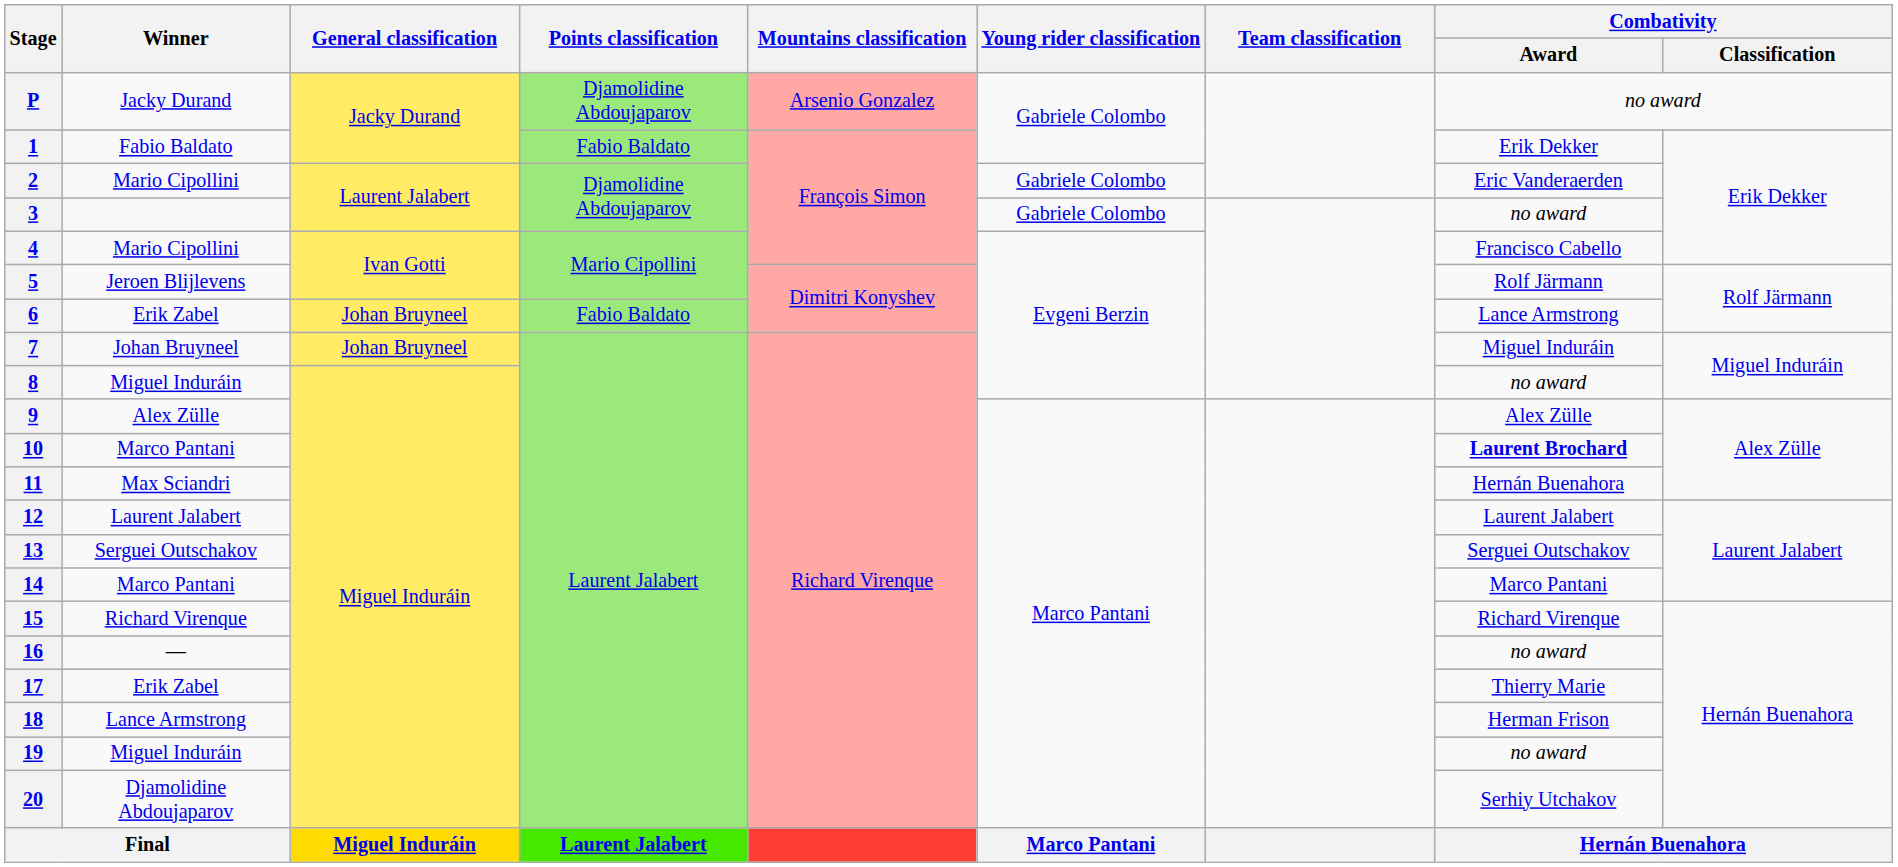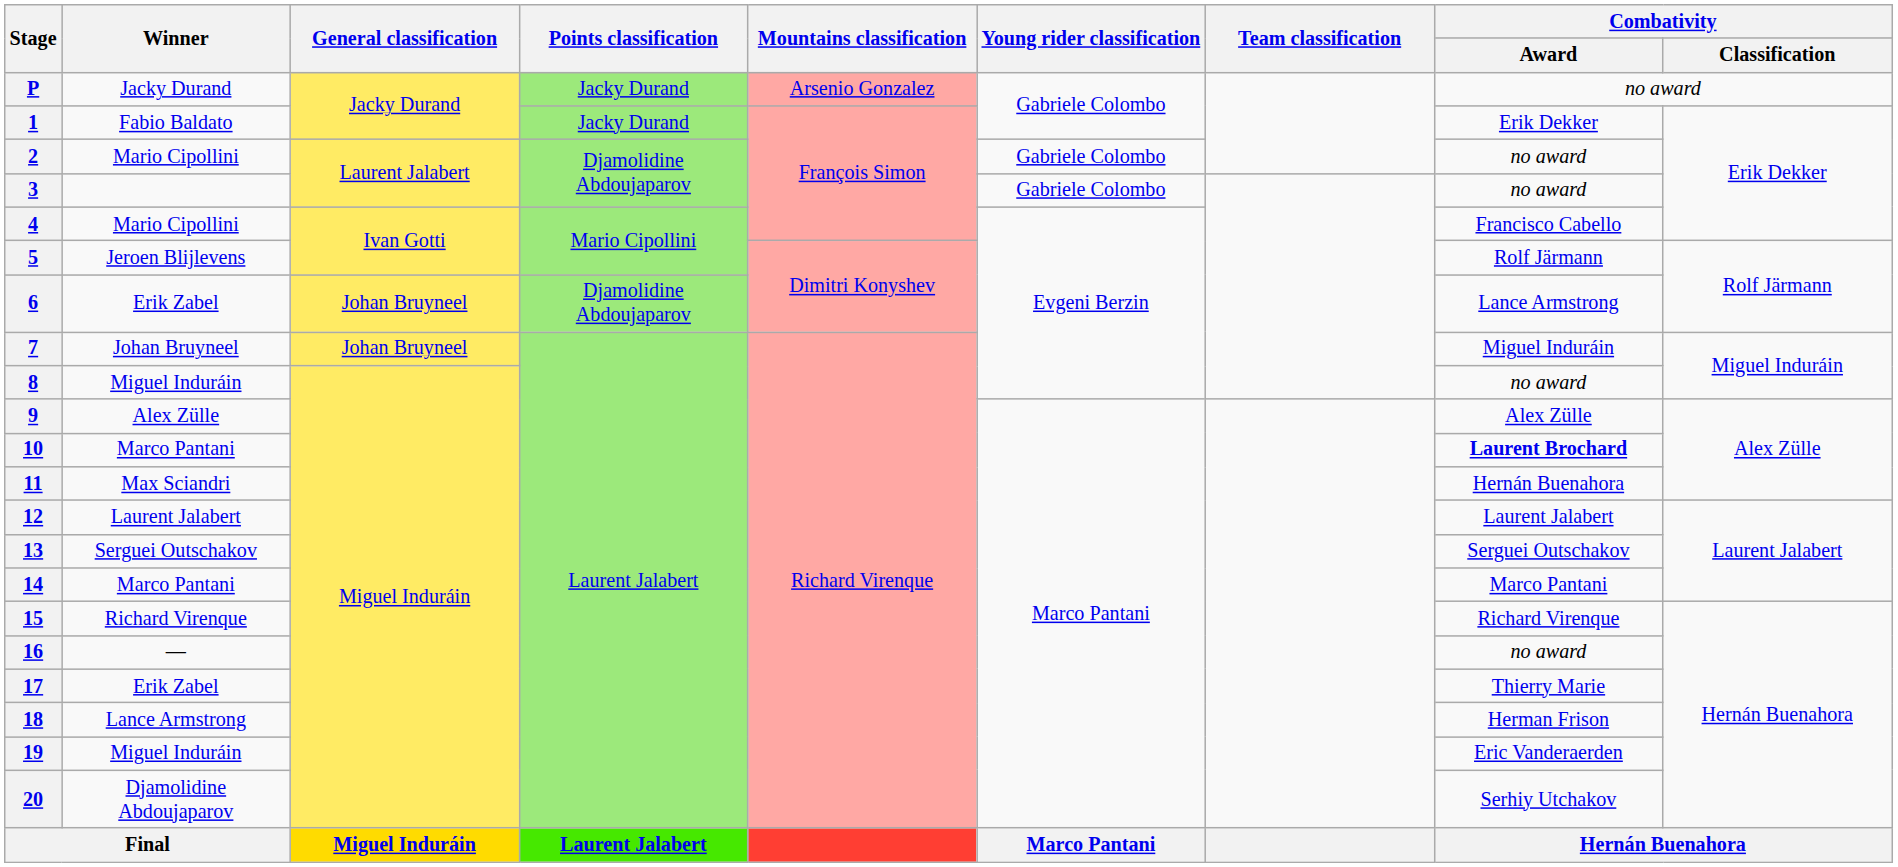(633, 101) Djamolidine Abdoujaparov -> (633, 89) Jacky Durand
(633, 146) Fabio Baldato -> (633, 122) Jacky Durand
(1548, 180) Eric Vanderaerden -> (1548, 156) no award
(633, 315) Fabio Baldato -> (633, 303) Djamolidine Abdoujaparov
(1548, 753) no award -> (1548, 753) Eric Vanderaerden
